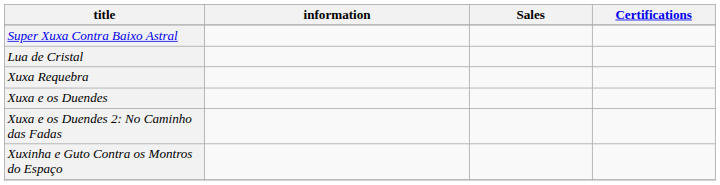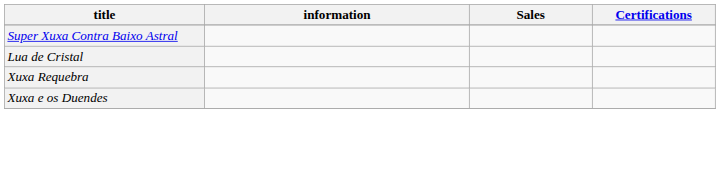- row: (100, 126)
- row: (100, 161)
